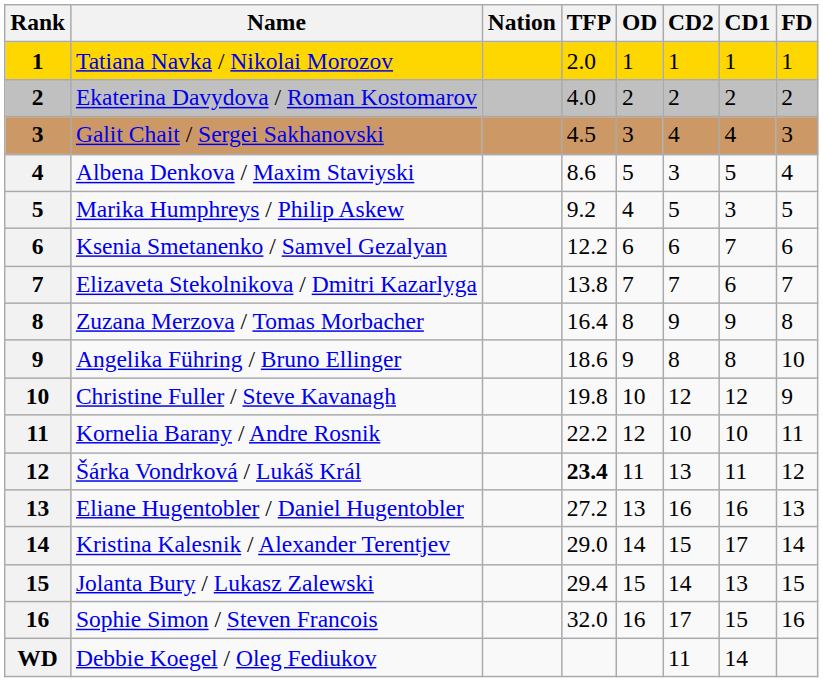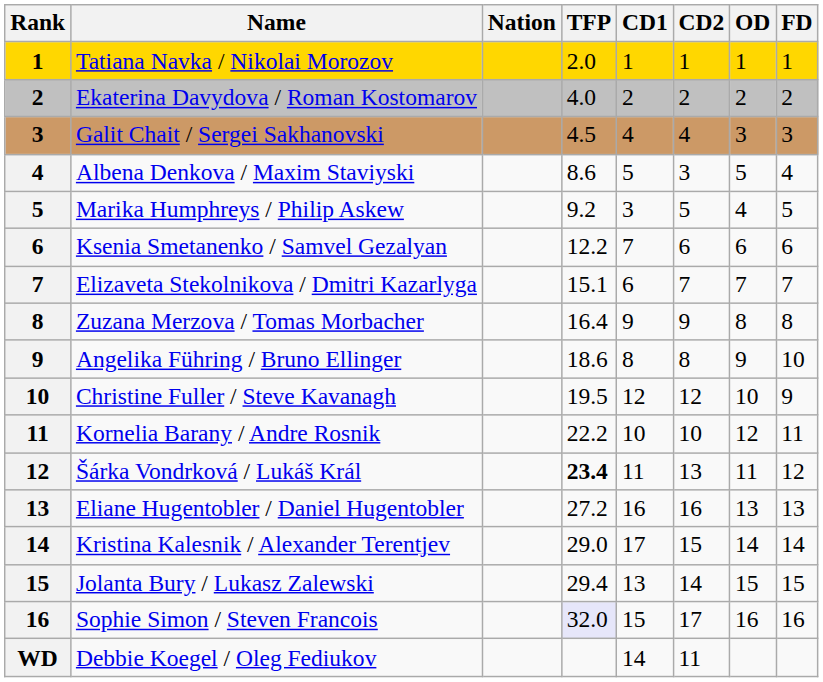columns swapped: (747, 23) <-> (640, 23)
(587, 284) 13.8 -> (587, 284) 15.1
(587, 396) 19.8 -> (587, 396) 19.5
(587, 619) no background -> (587, 619) lavender background
